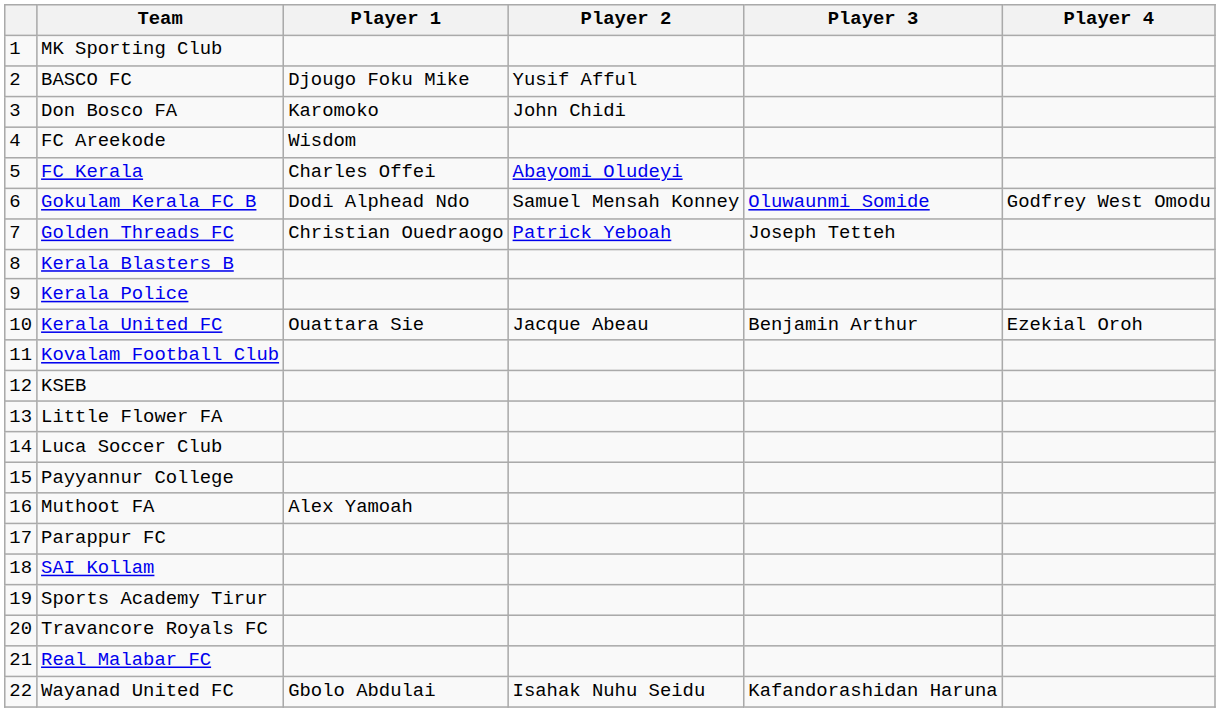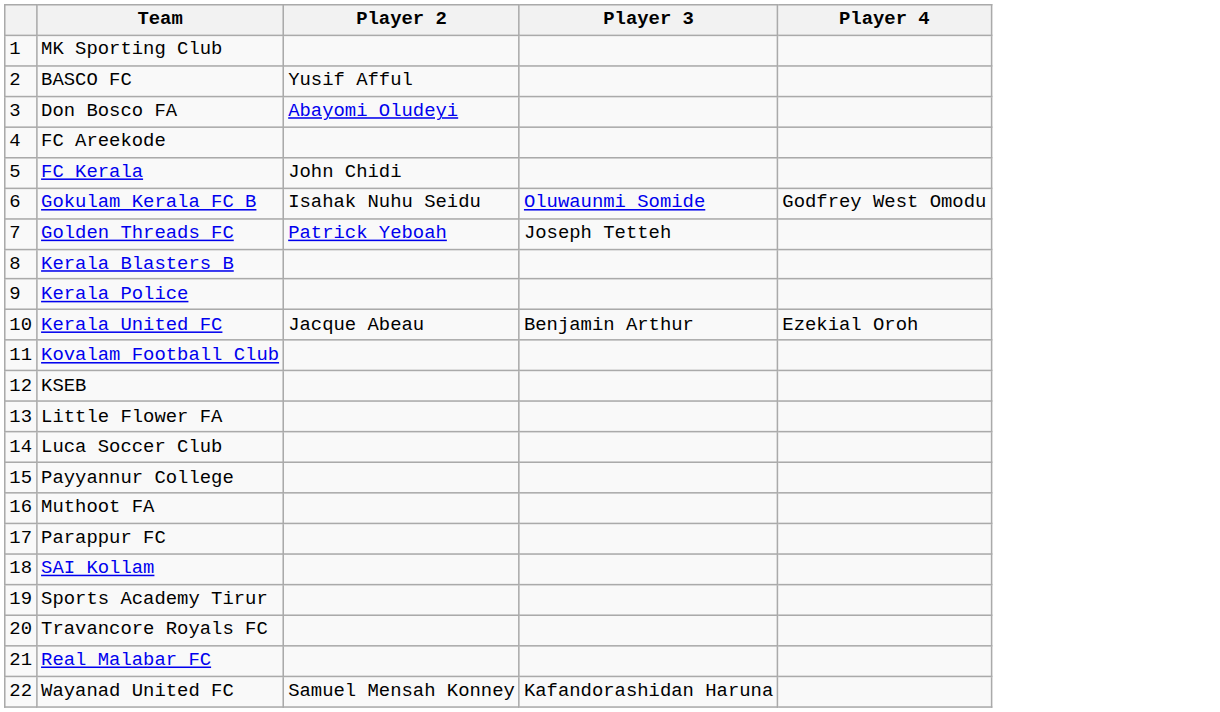- column: (396, 20)
(569, 112) John Chidi -> (373, 112) Abayomi Oludeyi
(598, 173) Abayomi Oludeyi -> (345, 173) John Chidi
(626, 203) Samuel Mensah Konney -> (385, 203) Isahak Nuhu Seidu
(609, 691) Isahak Nuhu Seidu -> (402, 691) Samuel Mensah Konney
